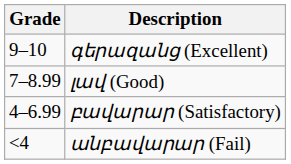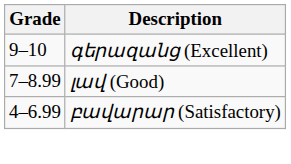- row: (160, 143)
